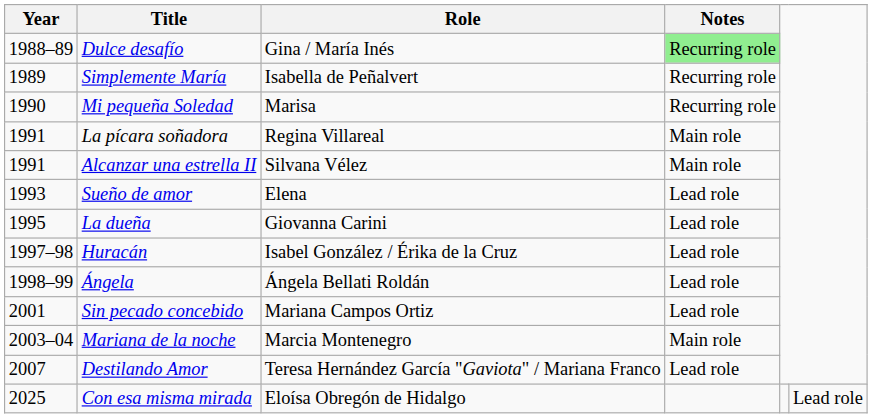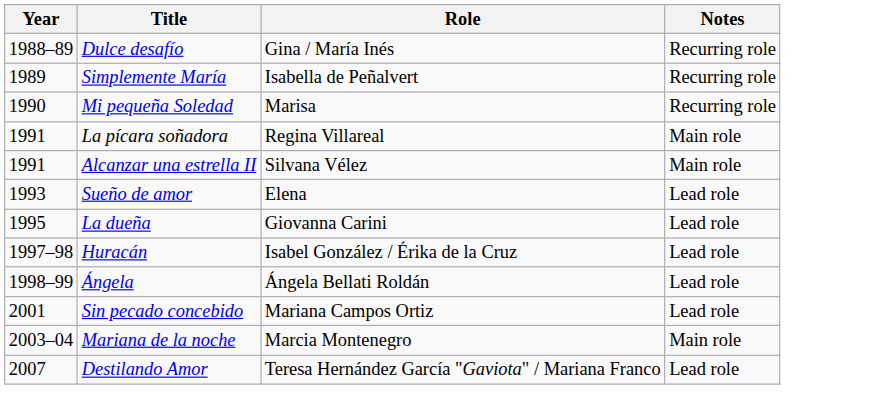(723, 48) lightgreen background -> (723, 48) no background
- row: (167, 398)
